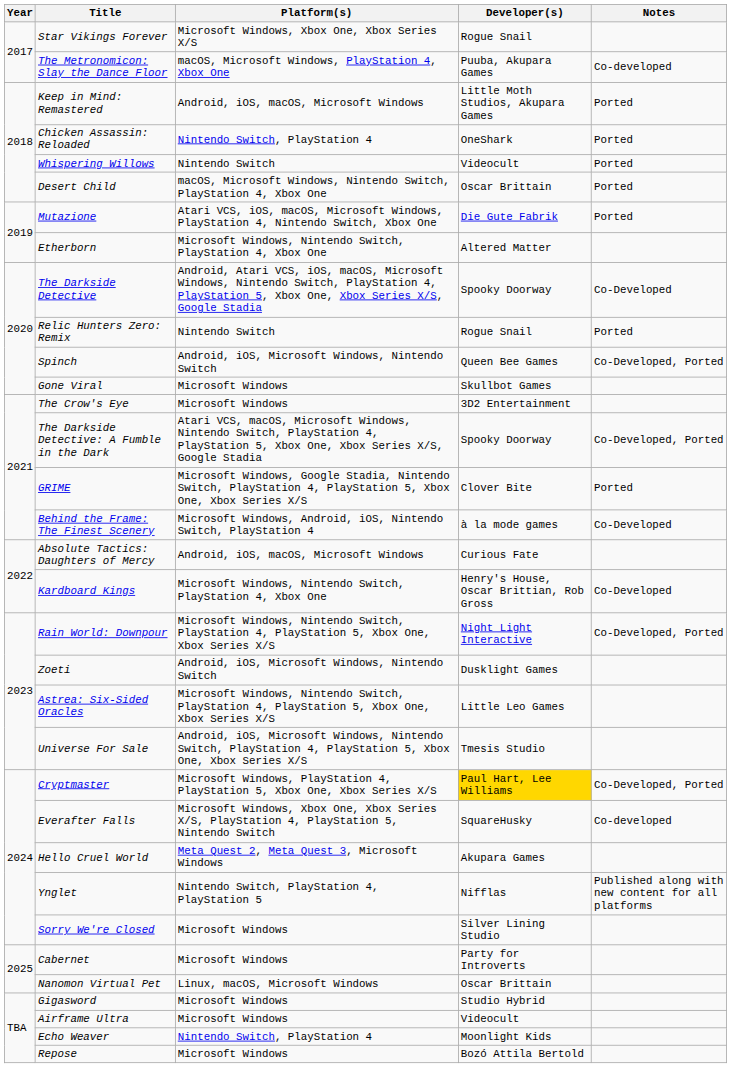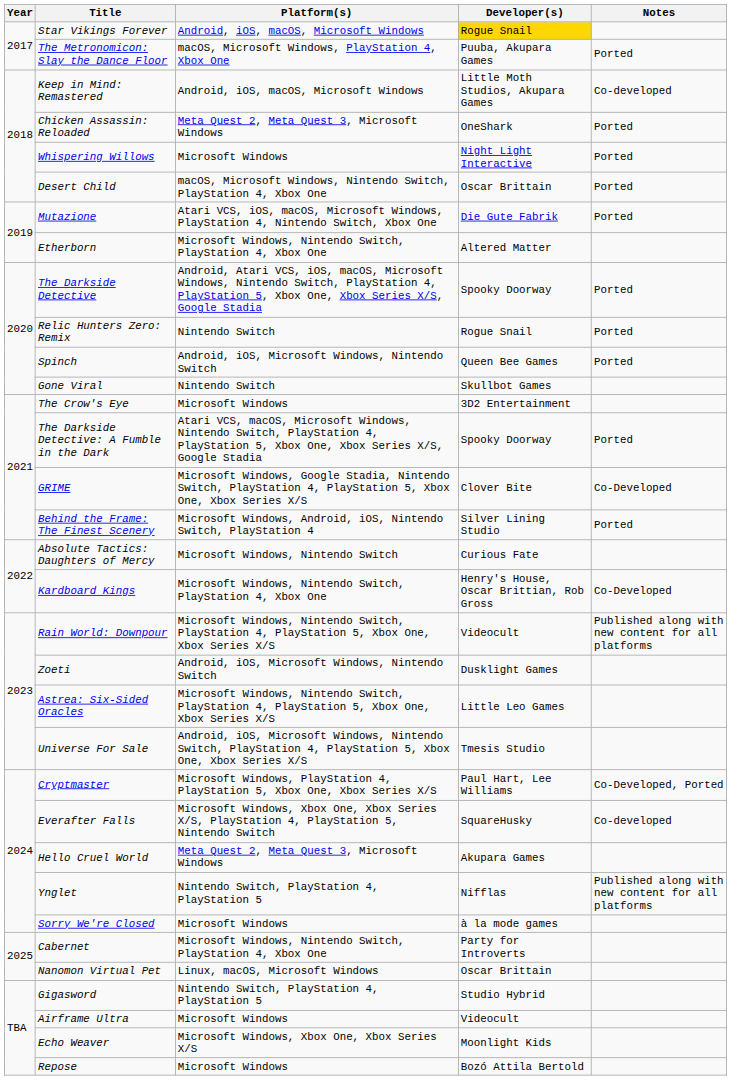(307, 37) Microsoft Windows, Xbox One, Xbox Series X/S -> (301, 31) Android, iOS, macOS, Microsoft Windows
(496, 37) no background -> (496, 31) gold background
(633, 67) Co-developed -> (614, 55) Ported
(614, 103) Ported -> (633, 91) Co-developed
(275, 140) Nintendo Switch, PlayStation 4 -> (298, 127) Meta Quest 2, Meta Quest 3, Microsoft Windows
(226, 163) Nintendo Switch -> (233, 157) Microsoft Windows
(490, 163) Videocult -> (496, 157) Night Light Interactive
(633, 290) Co-Developed -> (614, 290) Ported
(659, 362) Co-Developed, Ported -> (614, 362) Ported
(233, 386) Microsoft Windows -> (226, 386) Nintendo Switch
(659, 440) Co-Developed, Ported -> (614, 440) Ported
(614, 489) Ported -> (633, 489) Co-Developed
(509, 525) à la mode games -> (503, 525) Silver Lining Studio
(633, 525) Co-Developed -> (614, 525) Ported
(301, 555) Android, iOS, macOS, Microsoft Windows -> (288, 555) Microsoft Windows, Nintendo Switch
(496, 634) Night Light Interactive -> (490, 634) Videocult
(659, 634) Co-Developed, Ported -> (659, 634) Published along with new content for all platforms
(506, 785) gold background -> (506, 785) no background
(503, 930) Silver Lining Studio -> (509, 924) à la mode games
(233, 960) Microsoft Windows -> (291, 948) Microsoft Windows, Nintendo Switch, PlayStation 4, Xbox One
(233, 1001) Microsoft Windows -> (278, 995) Nintendo Switch, PlayStation 4, PlayStation 5
(275, 1037) Nintendo Switch, PlayStation 4 -> (307, 1043) Microsoft Windows, Xbox One, Xbox Series X/S
